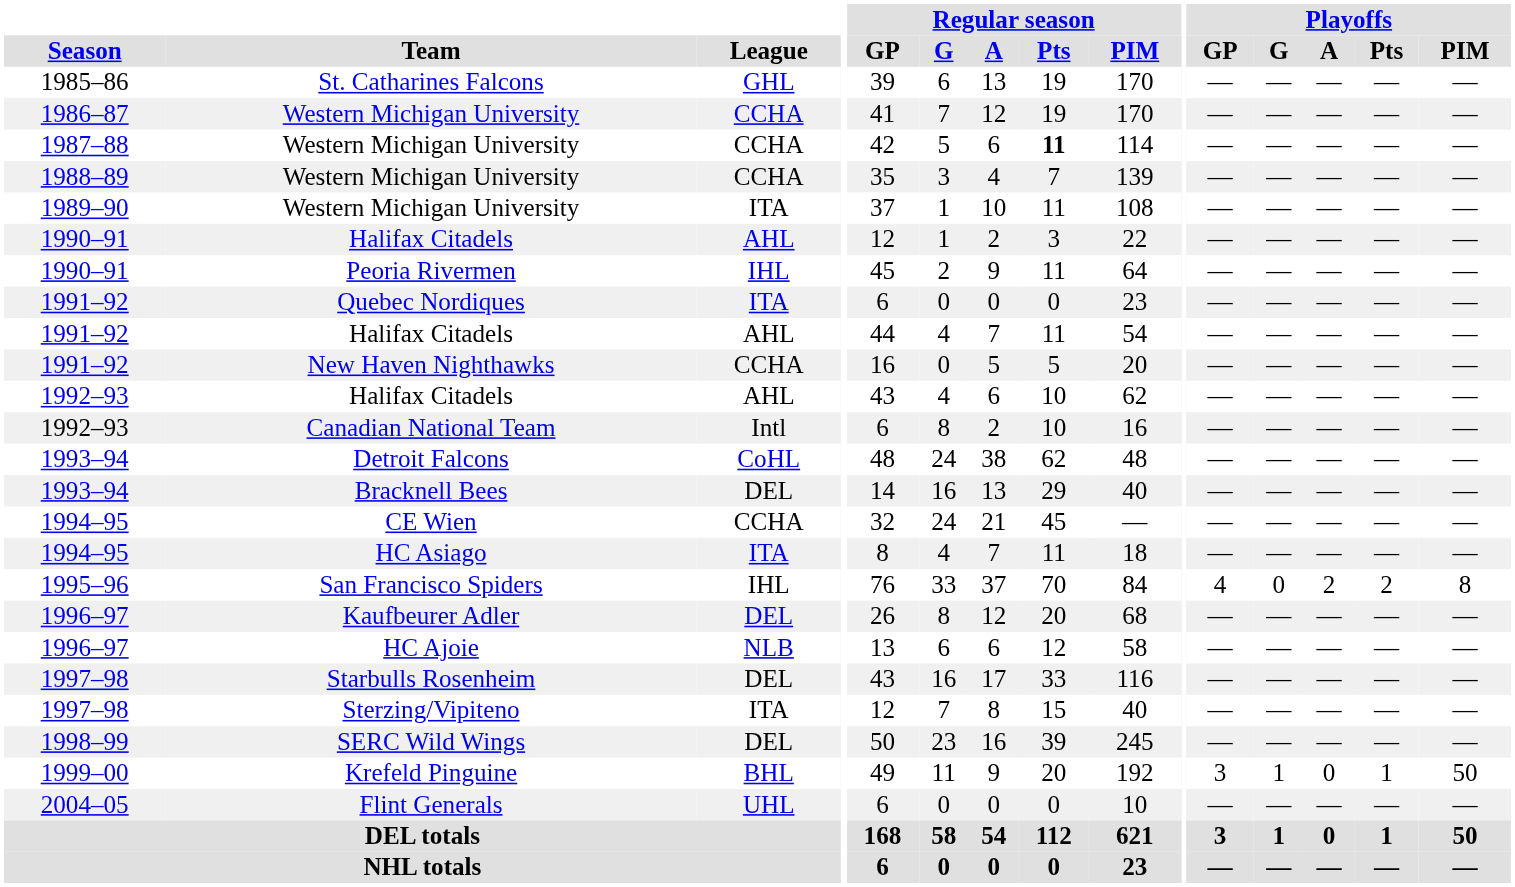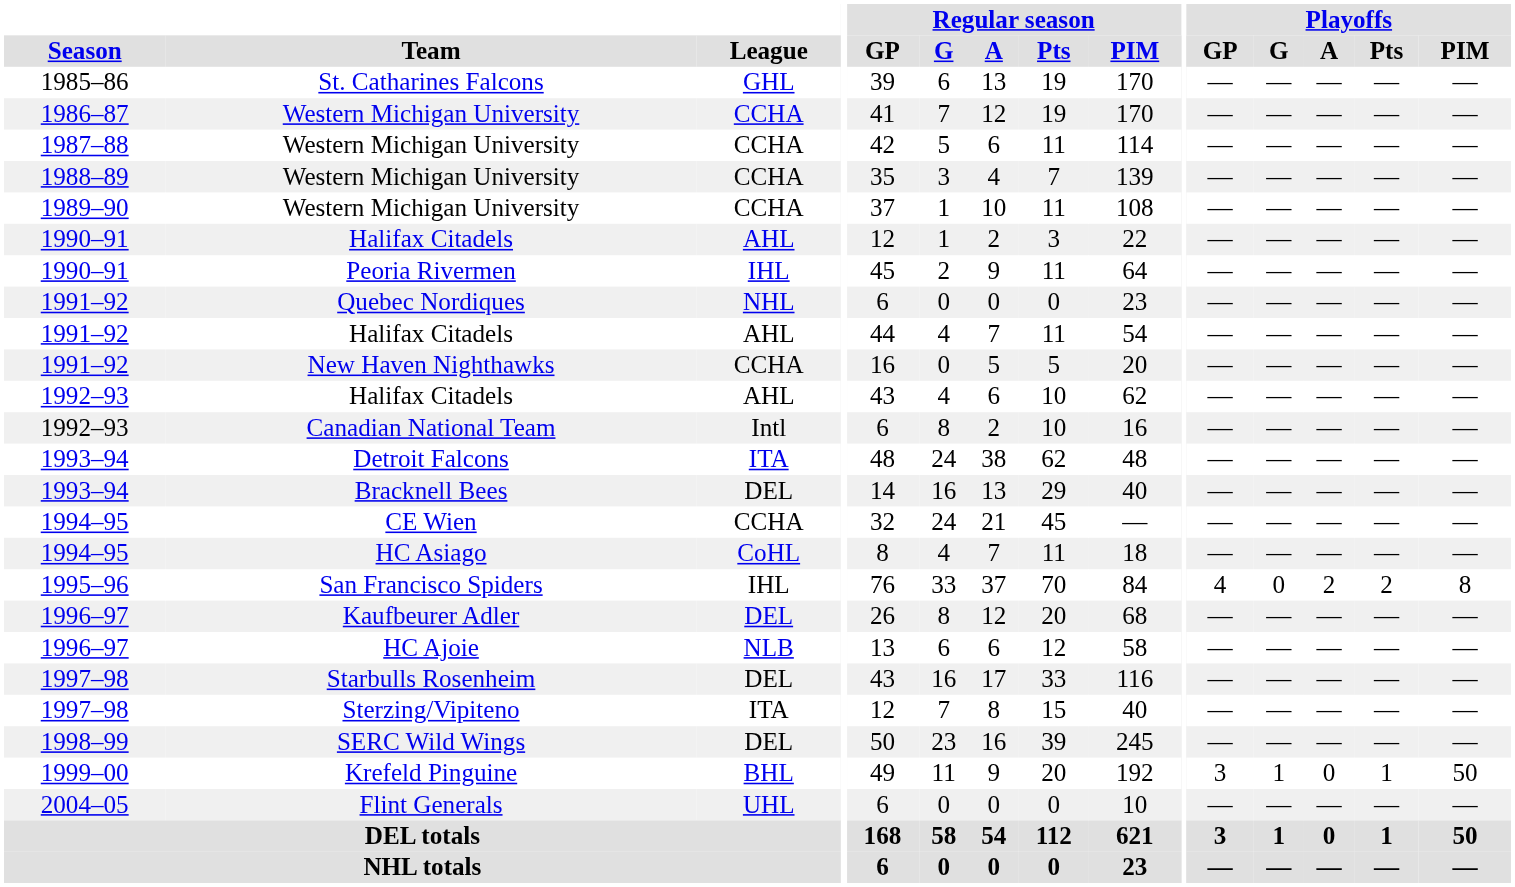(1054, 145) bold -> (1054, 145) normal
(769, 207) ITA -> (769, 207) CCHA
(769, 302) ITA -> (769, 302) NHL
(769, 459) CoHL -> (769, 459) ITA
(769, 553) ITA -> (769, 553) CoHL
